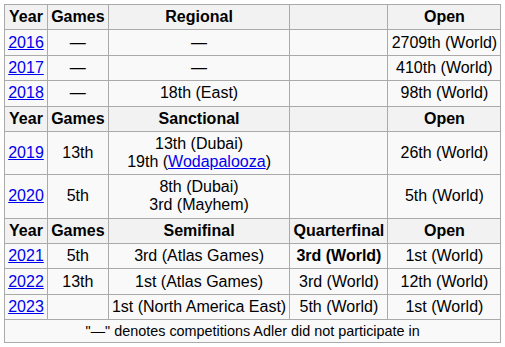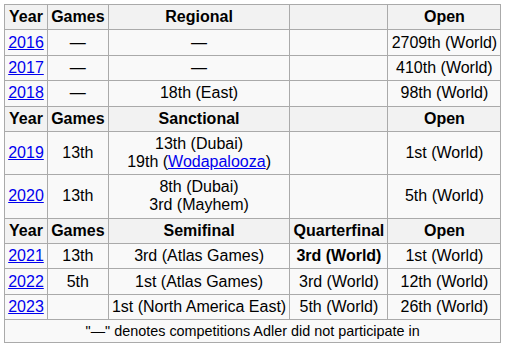(444, 153) 26th (World) -> (444, 153) 1st (World)
(78, 196) 5th -> (78, 196) 13th
(78, 256) 5th -> (78, 256) 13th
(78, 281) 13th -> (78, 281) 5th
(444, 306) 1st (World) -> (444, 306) 26th (World)
